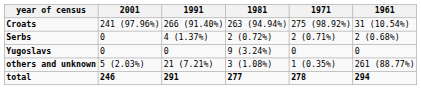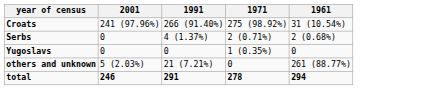- column: (257, 11)
(294, 51) 0 -> (250, 51) 1 (0.35%)
(314, 65) 1 (0.35%) -> (230, 65) 0
